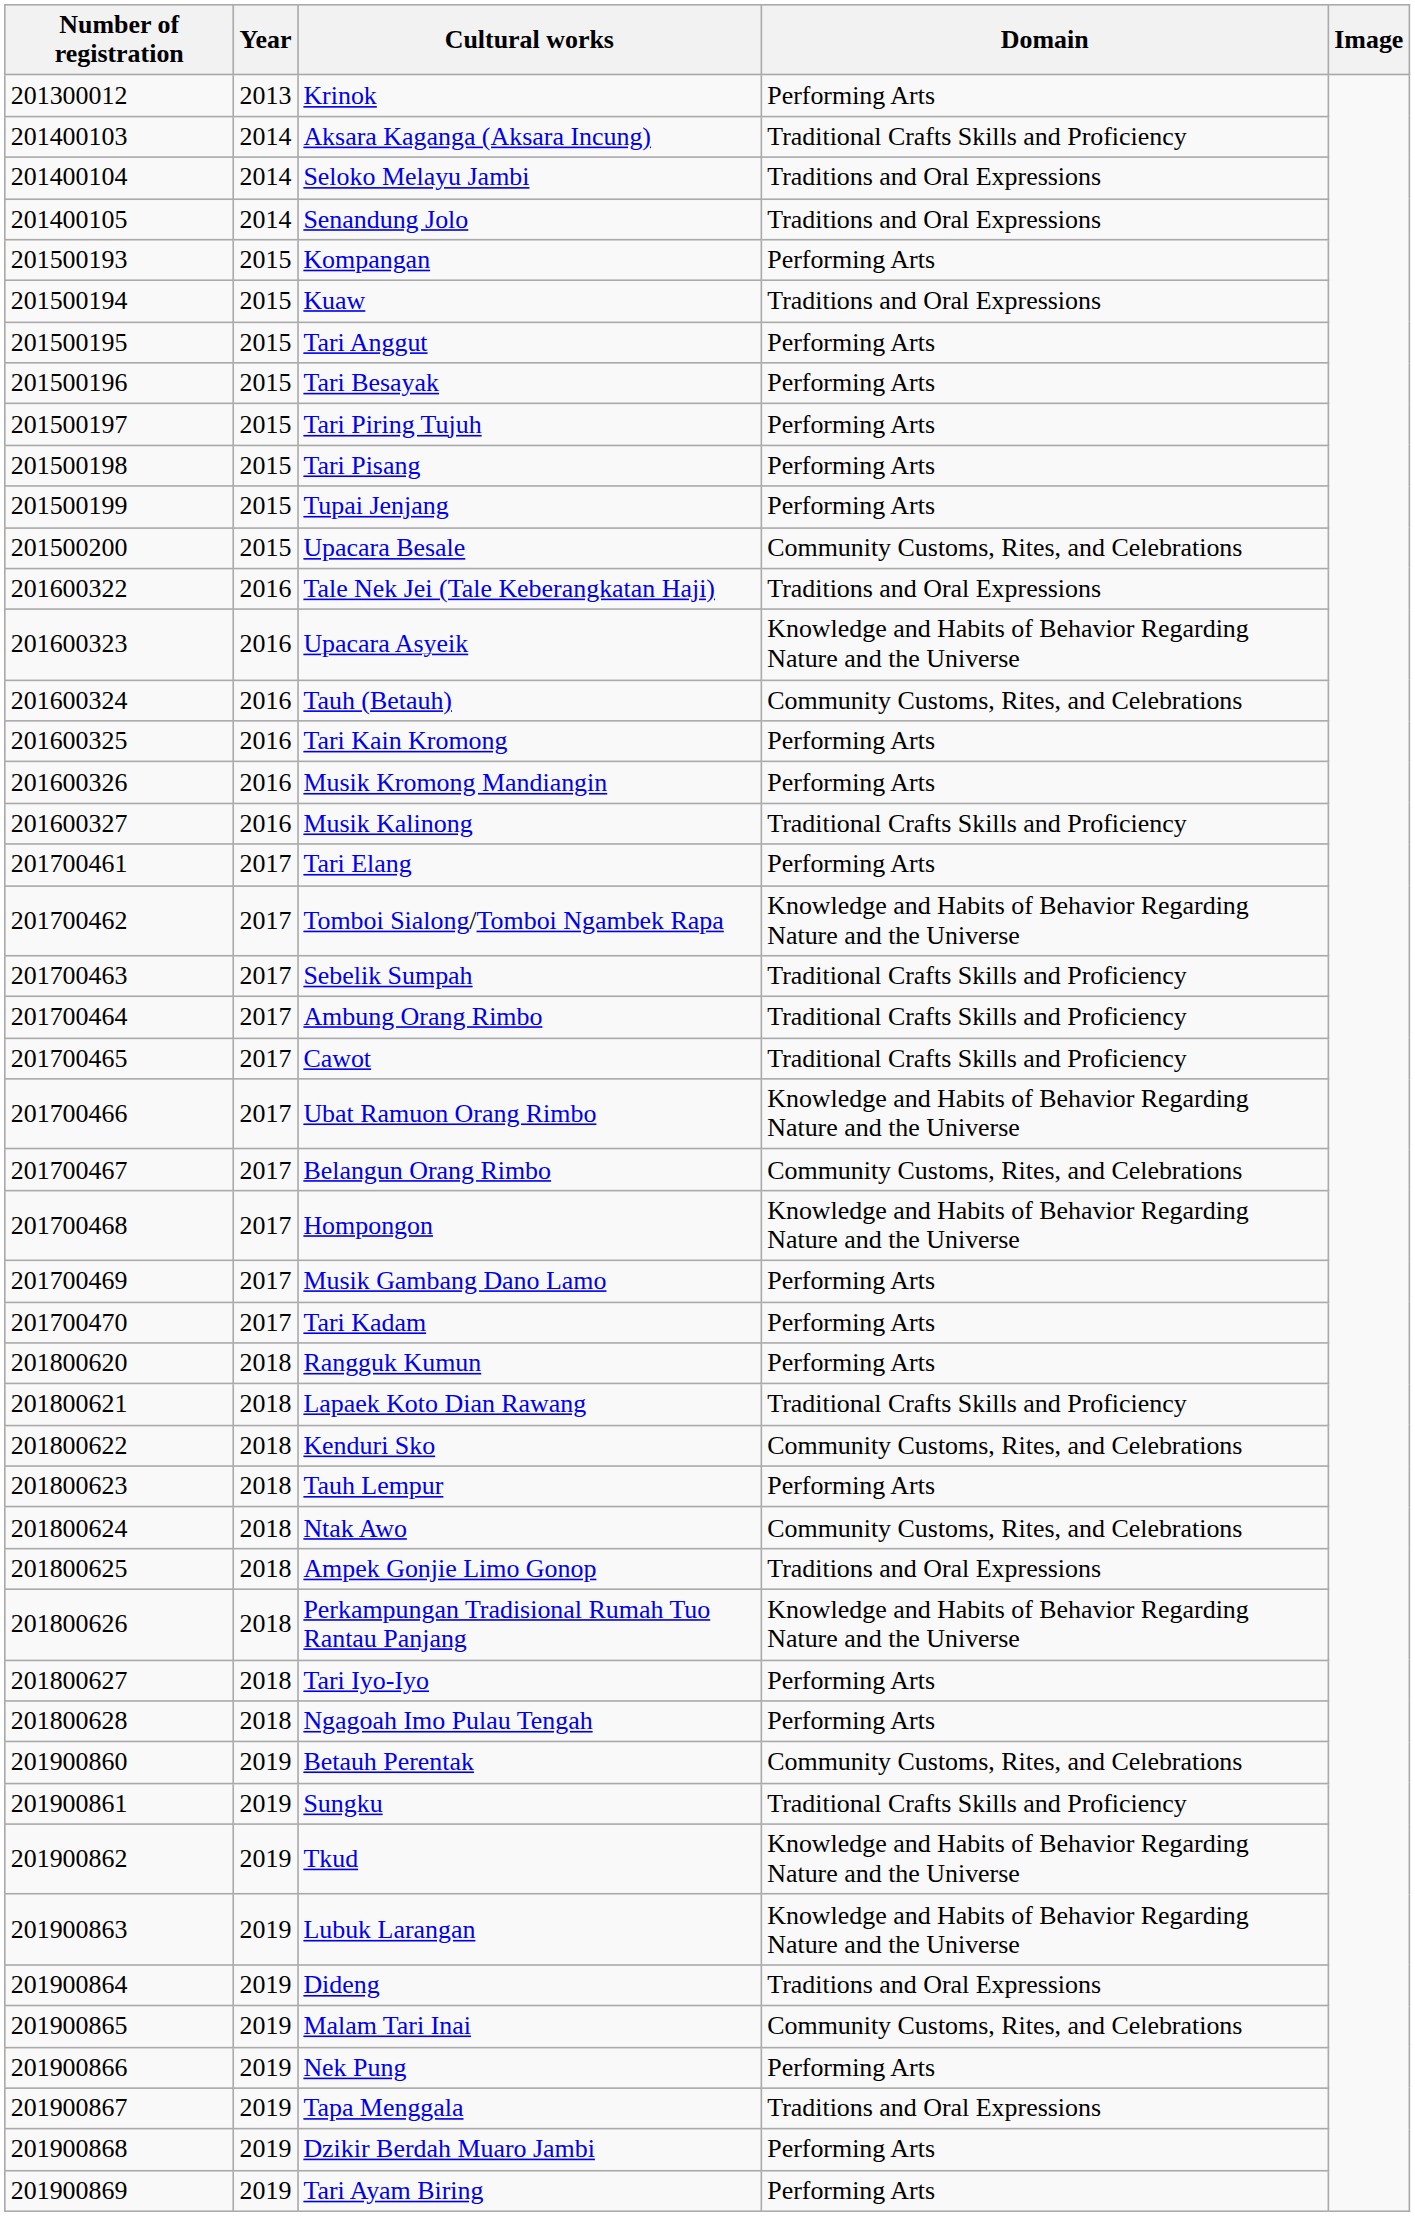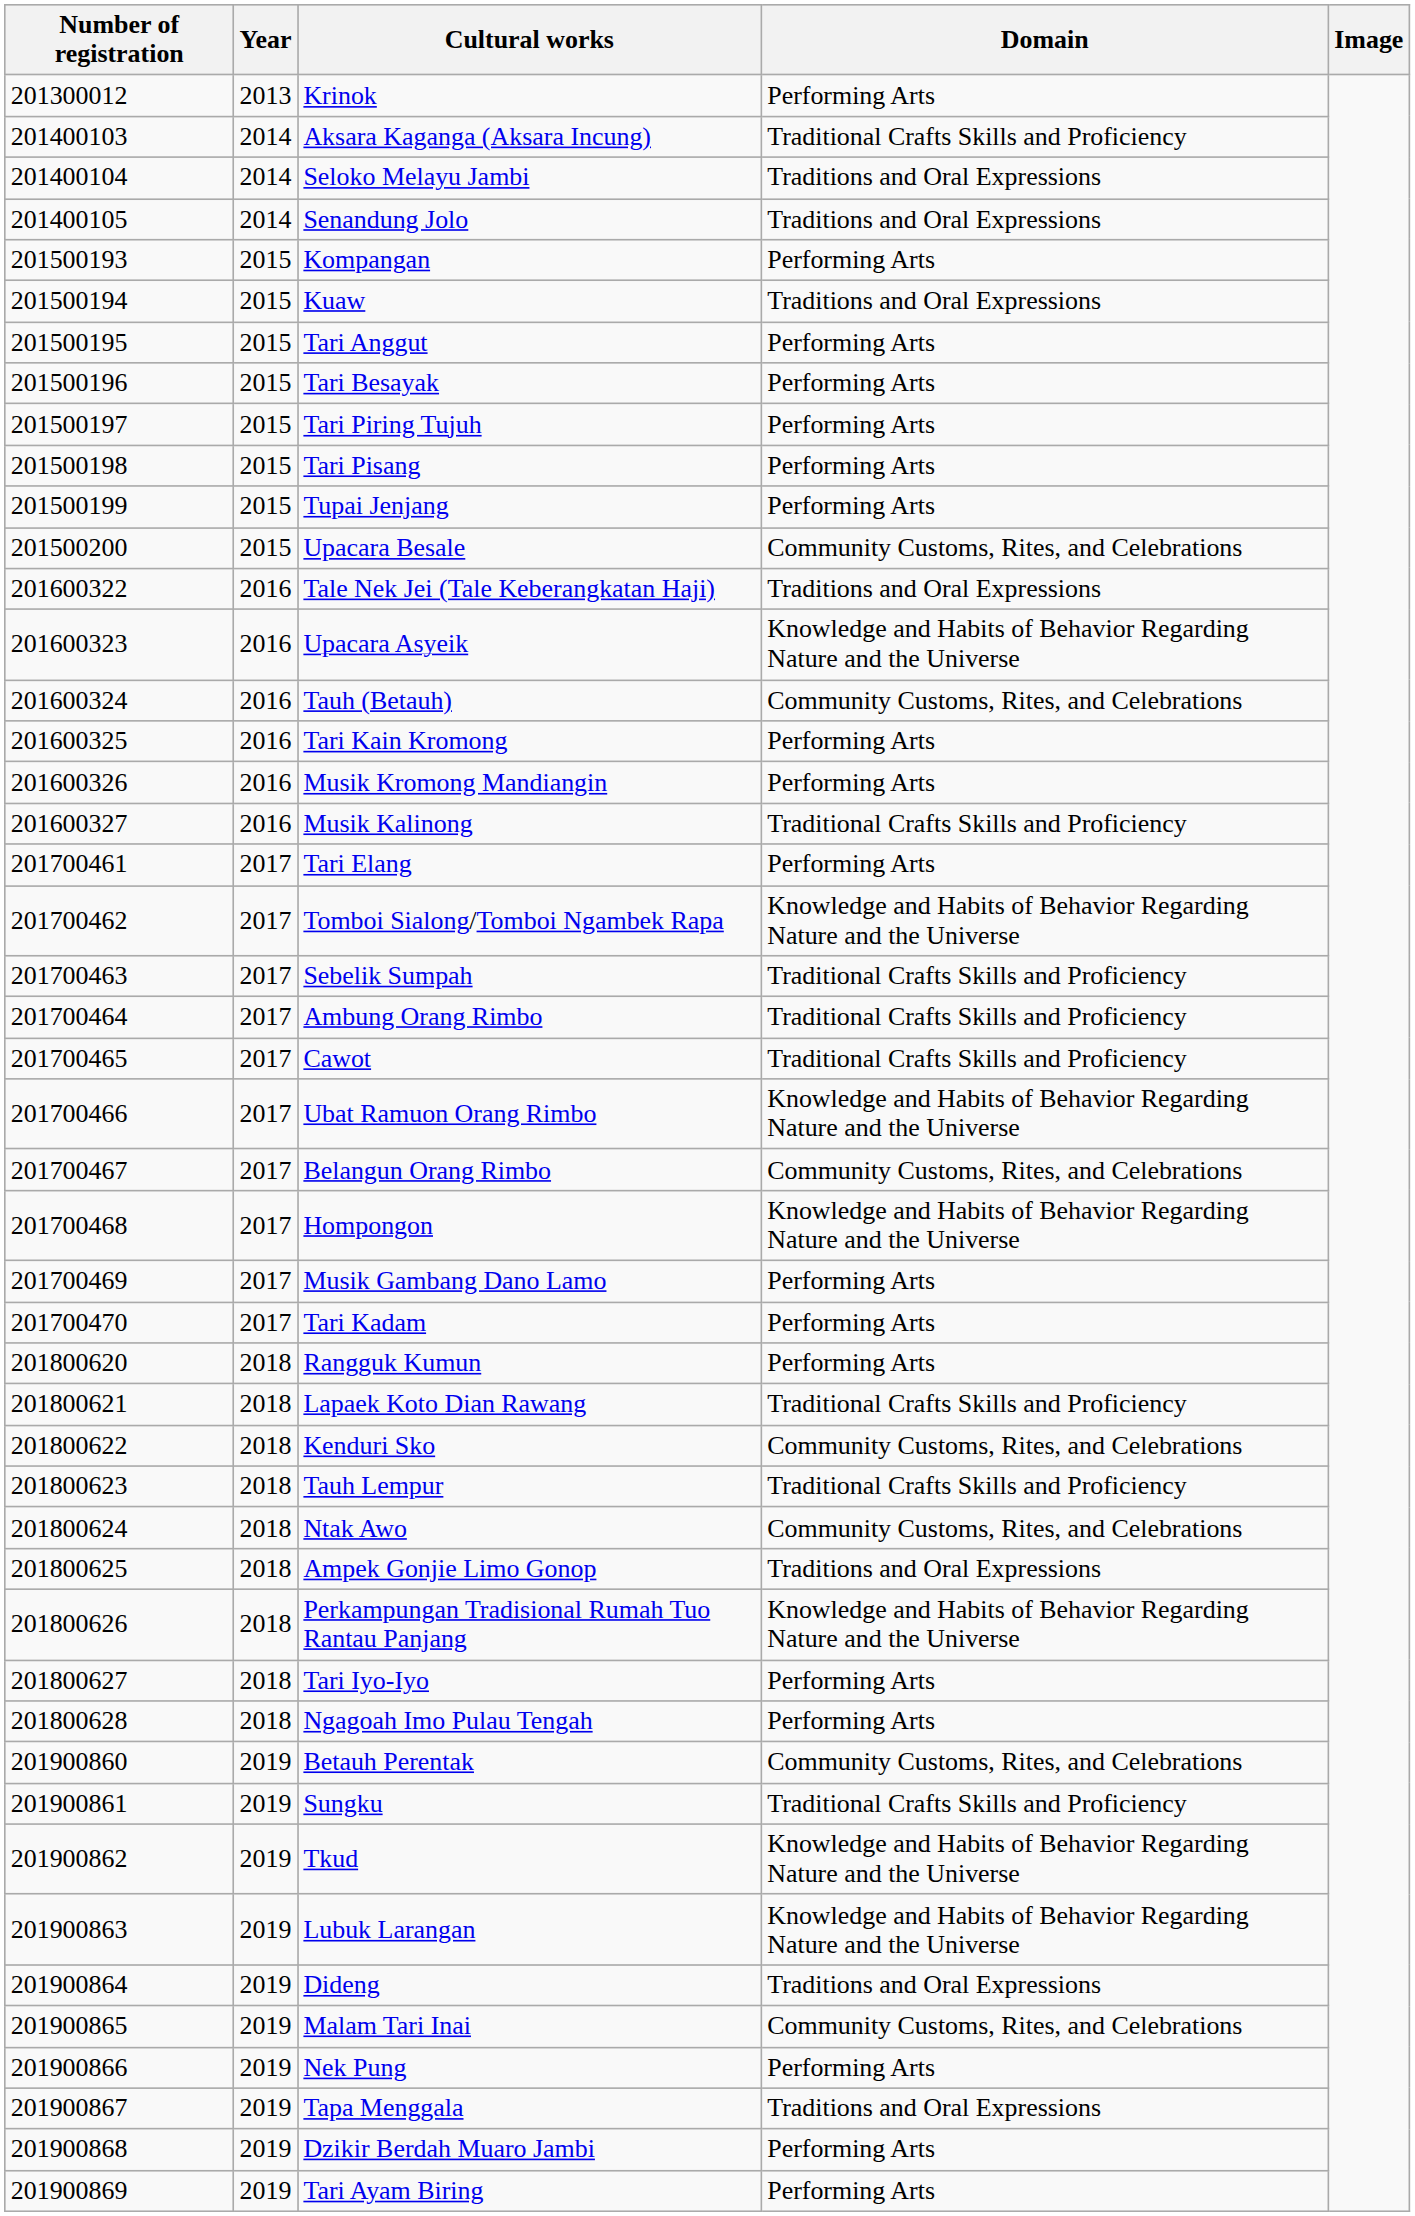(851, 1486) Performing Arts -> (977, 1486) Traditional Crafts Skills and Proficiency
